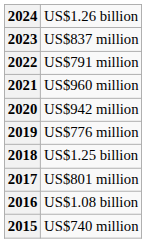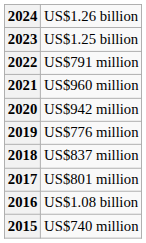(91, 39) US$837 million -> (91, 39) US$1.25 billion
(91, 156) US$1.25 billion -> (91, 156) US$837 million
